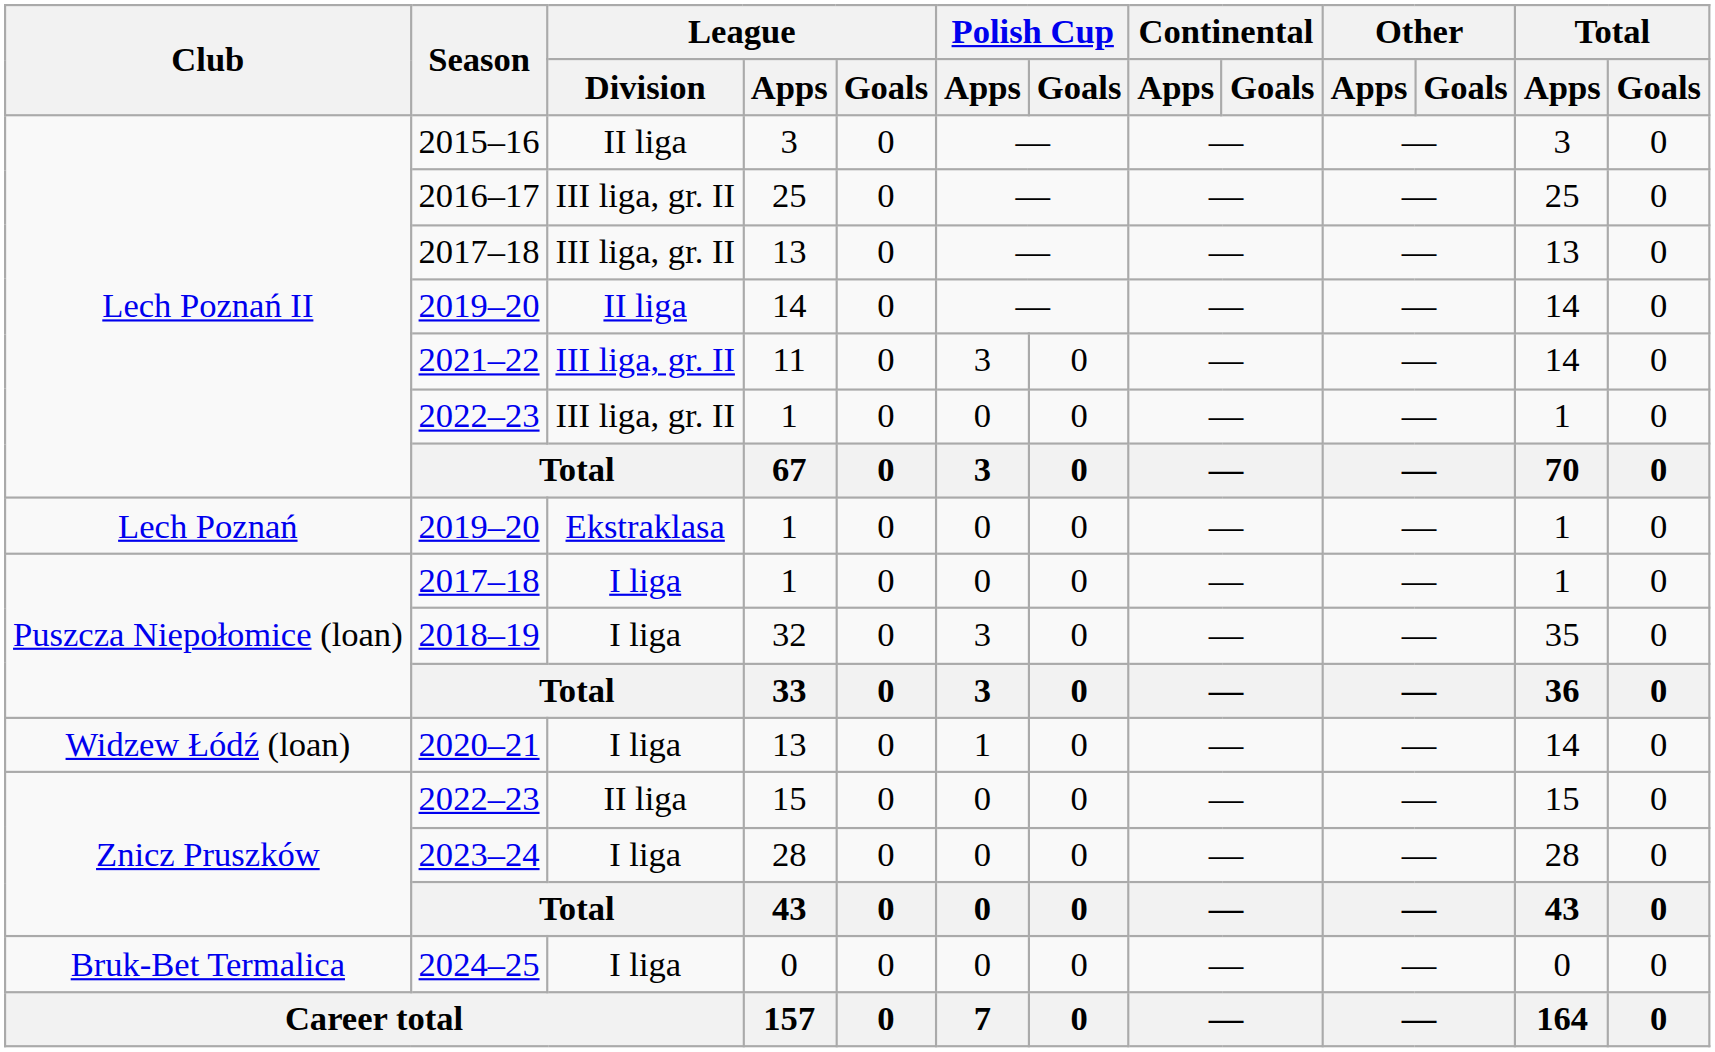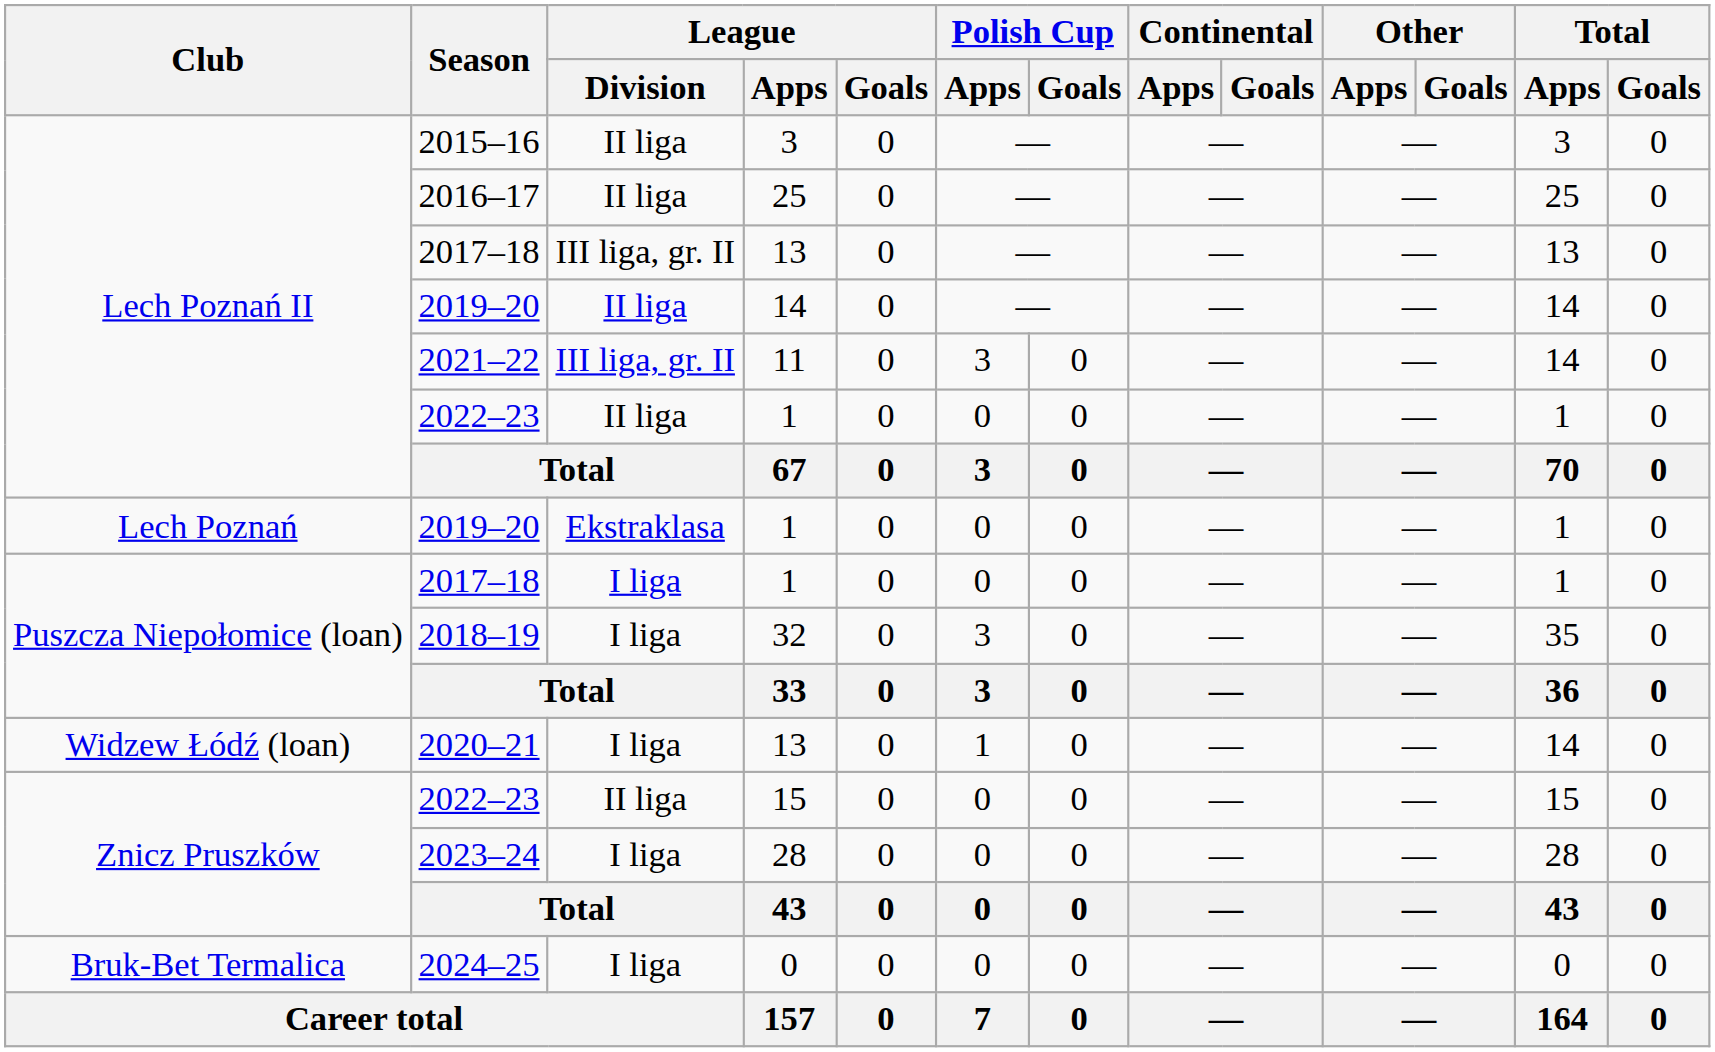(645, 196) III liga, gr. II -> (645, 196) II liga
(645, 415) III liga, gr. II -> (645, 415) II liga
